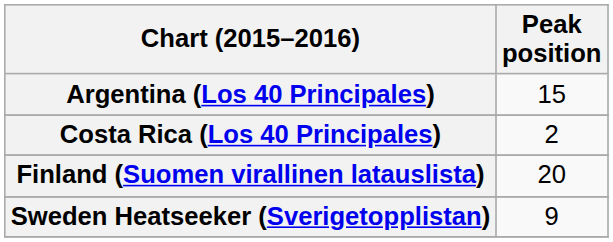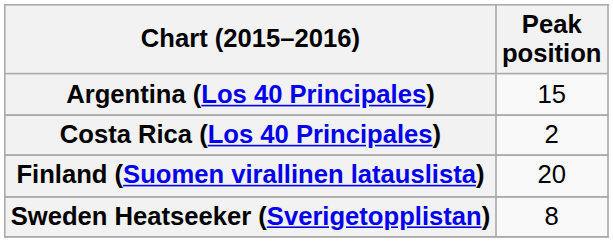(552, 216) 9 -> (552, 216) 8
